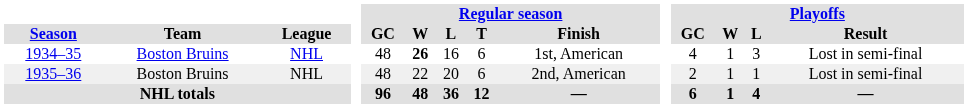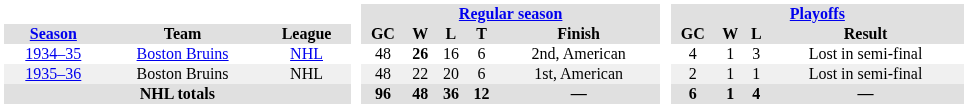(579, 54) 1st, American -> (579, 54) 2nd, American
(579, 74) 2nd, American -> (579, 74) 1st, American
